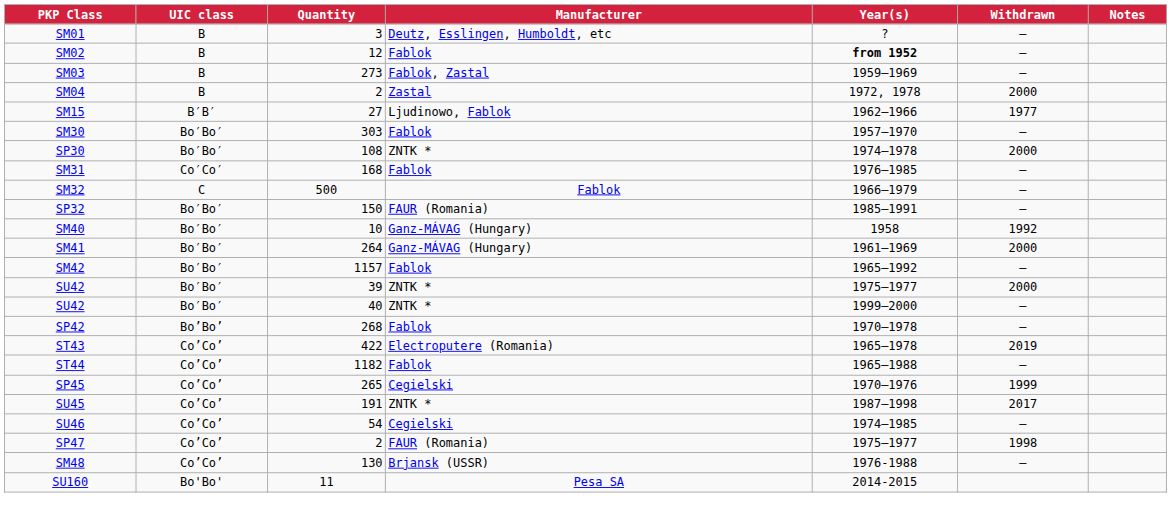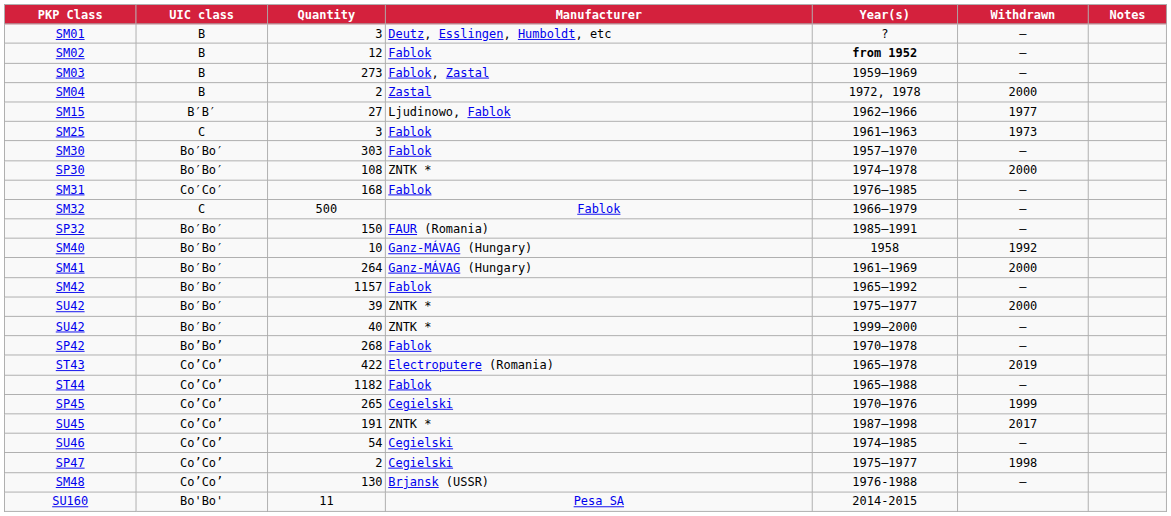+ row: (70, 131)
(439, 443) FAUR (Romania) -> (421, 463) Cegielski
